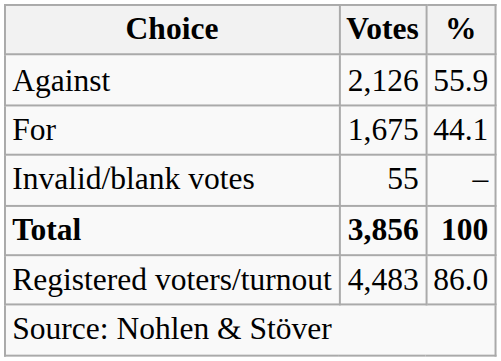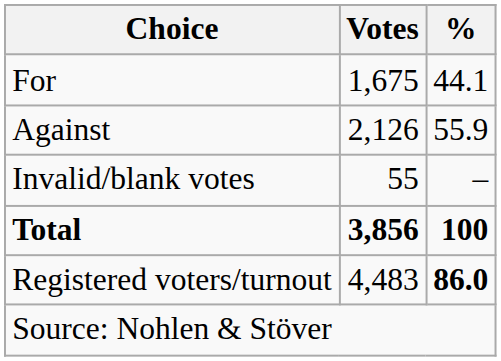rows swapped: (34, 129) <-> (61, 79)
(461, 279) normal -> (461, 279) bold
